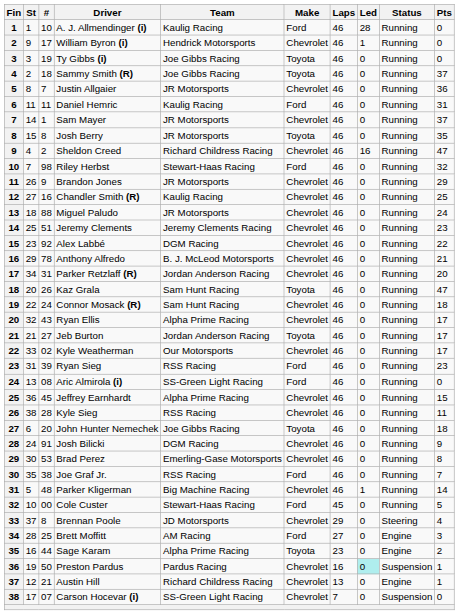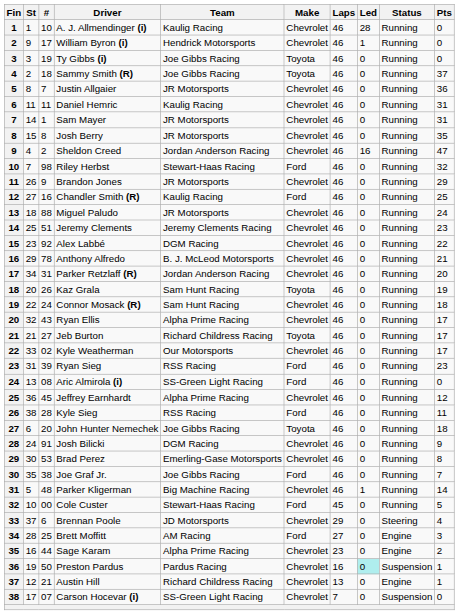(296, 28) Ford -> (307, 28) Chevrolet
(296, 105) Ford -> (307, 105) Chevrolet
(442, 120) 37 -> (442, 120) 31
(301, 135) Toyota -> (307, 135) Chevrolet
(218, 151) Richard Childress Racing -> (216, 151) Jordan Anderson Racing
(307, 197) Chevrolet -> (296, 197) Ford
(442, 289) 47 -> (442, 289) 19
(216, 336) Jordan Anderson Racing -> (218, 336) Richard Childress Racing
(442, 397) 15 -> (442, 397) 12
(307, 413) Chevrolet -> (296, 413) Ford
(189, 474) RSS Racing -> (201, 474) Joe Gibbs Racing
(44, 520) 8 -> (44, 520) 6
(301, 551) Toyota -> (307, 551) Chevrolet
